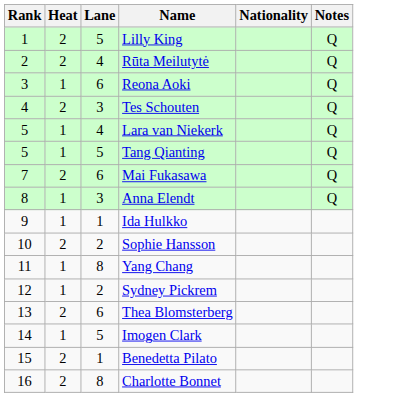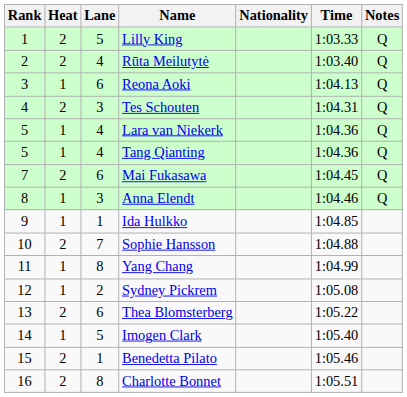+ column: (336, 15)
(100, 152) 5 -> (100, 152) 4
(100, 244) 2 -> (100, 244) 7
